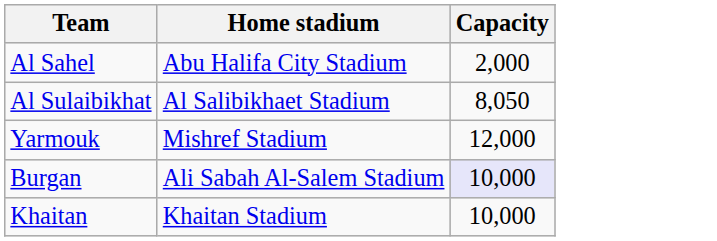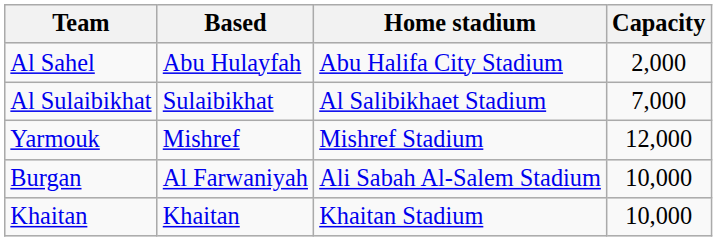+ column: (235, 23)
(502, 100) 8,050 -> (659, 100) 7,000
(502, 178) lavender background -> (659, 178) no background
